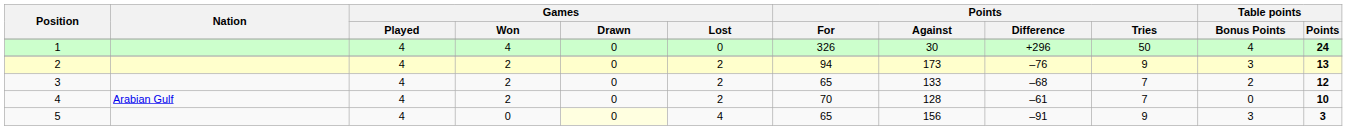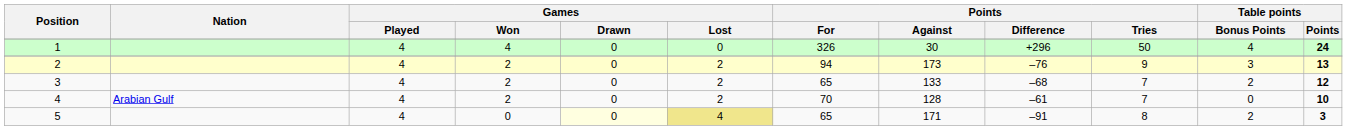(720, 116) no background -> (720, 116) khaki background
(932, 116) 156 -> (932, 116) 171
(1144, 116) 9 -> (1144, 116) 8
(1251, 116) 3 -> (1251, 116) 2
